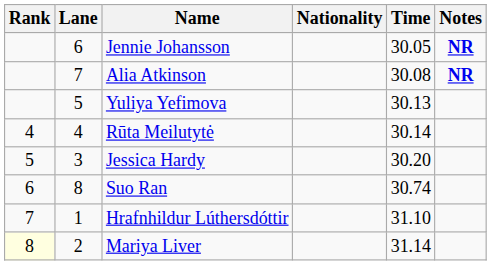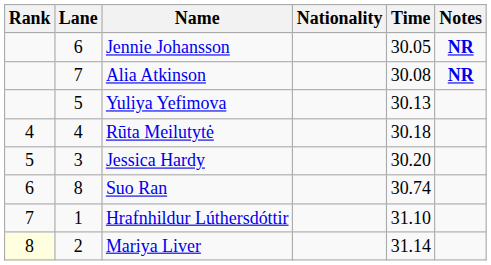(411, 132) 30.14 -> (411, 132) 30.18
